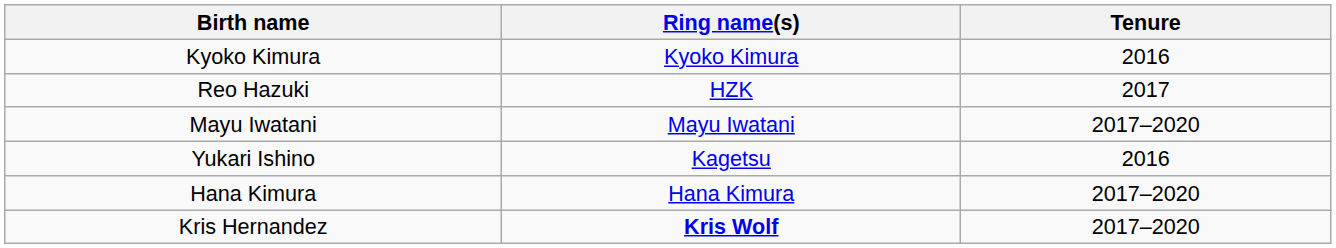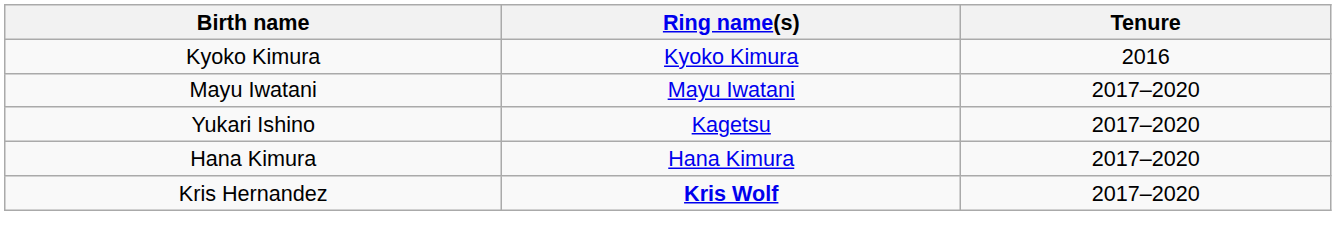- row: (253, 90)
(1146, 159) 2016 -> (1146, 125) 2017–2020
